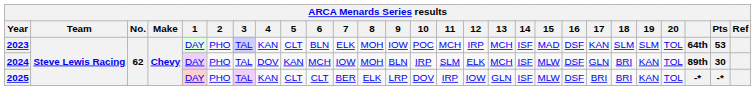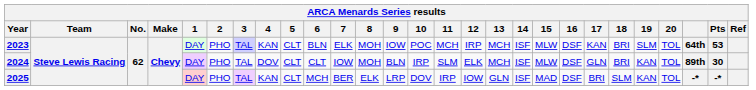(549, 45) MAD -> (546, 45) MLW
(624, 45) SLM -> (622, 45) BRI
(294, 61) KAN -> (292, 61) CLT
(320, 61) MCH -> (317, 61) CLT
(320, 77) CLT -> (317, 77) MCH
(549, 77) MLW -> (546, 77) MAD
(624, 77) BRI -> (622, 77) SLM
